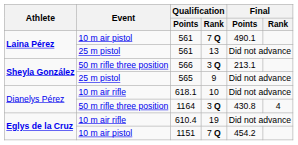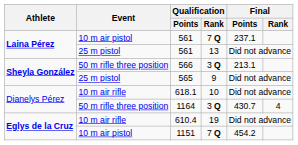(245, 38) 490.1 -> (245, 38) 237.1
(245, 106) 430.8 -> (245, 106) 430.7
